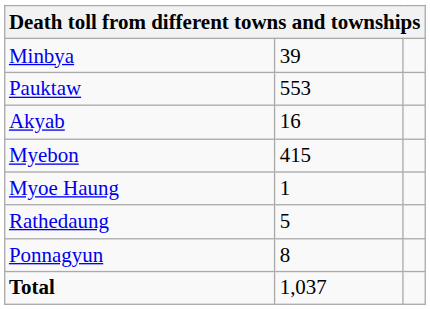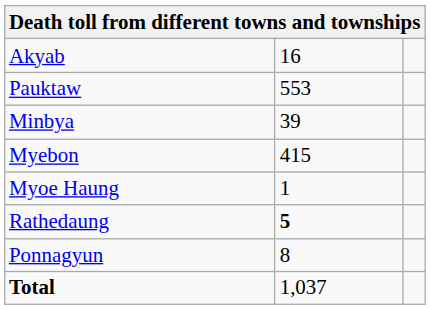rows swapped: (37, 121) <-> (42, 55)
(285, 221) normal -> (285, 221) bold
